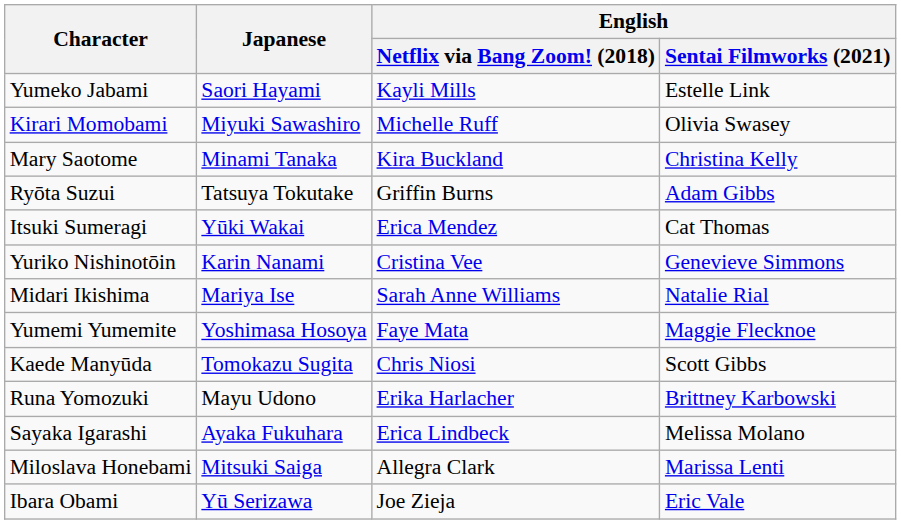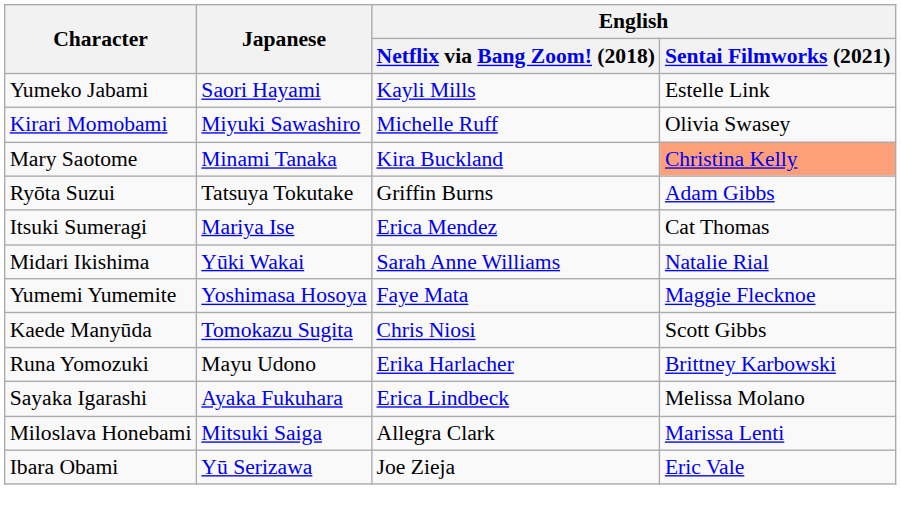(731, 158) no background -> (731, 158) lightsalmon background
(253, 227) Yūki Wakai -> (248, 227) Mariya Ise
- row: (93, 261)
(248, 295) Mariya Ise -> (253, 261) Yūki Wakai
